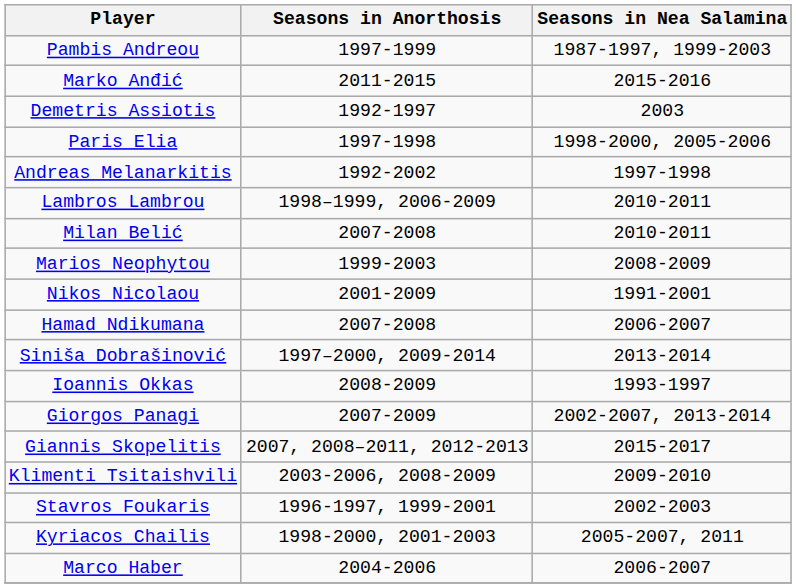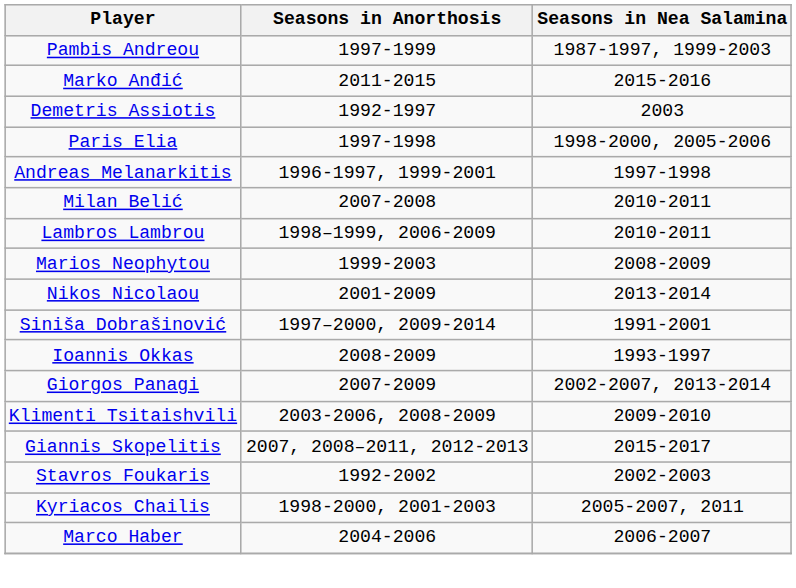(387, 172) 1992-2002 -> (387, 172) 1996-1997, 1999-2001
rows swapped: (123, 233) <-> (123, 202)
(662, 294) 1991-2001 -> (662, 294) 2013-2014
- row: (123, 324)
(662, 355) 2013-2014 -> (662, 324) 1991-2001
rows swapped: (123, 446) <-> (123, 477)
(387, 507) 1996-1997, 1999-2001 -> (387, 477) 1992-2002
